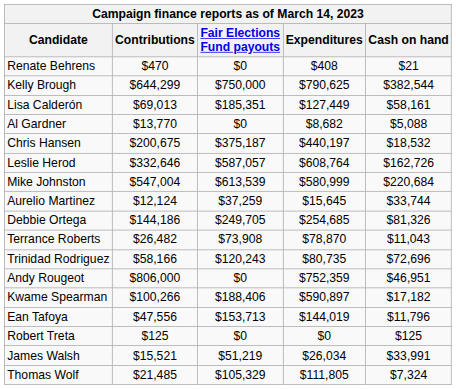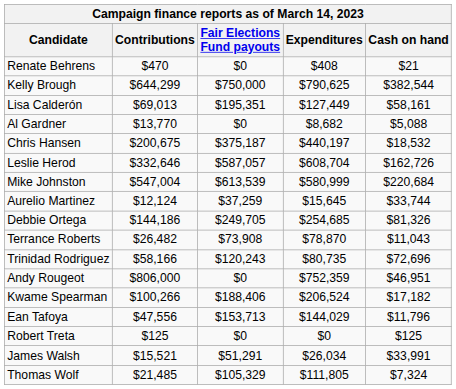(240, 104) $185,351 -> (240, 104) $195,351
(324, 162) $608,764 -> (324, 162) $608,704
(324, 297) $590,897 -> (324, 297) $206,524
(324, 317) $144,019 -> (324, 317) $144,029
(240, 355) $51,219 -> (240, 355) $51,291
